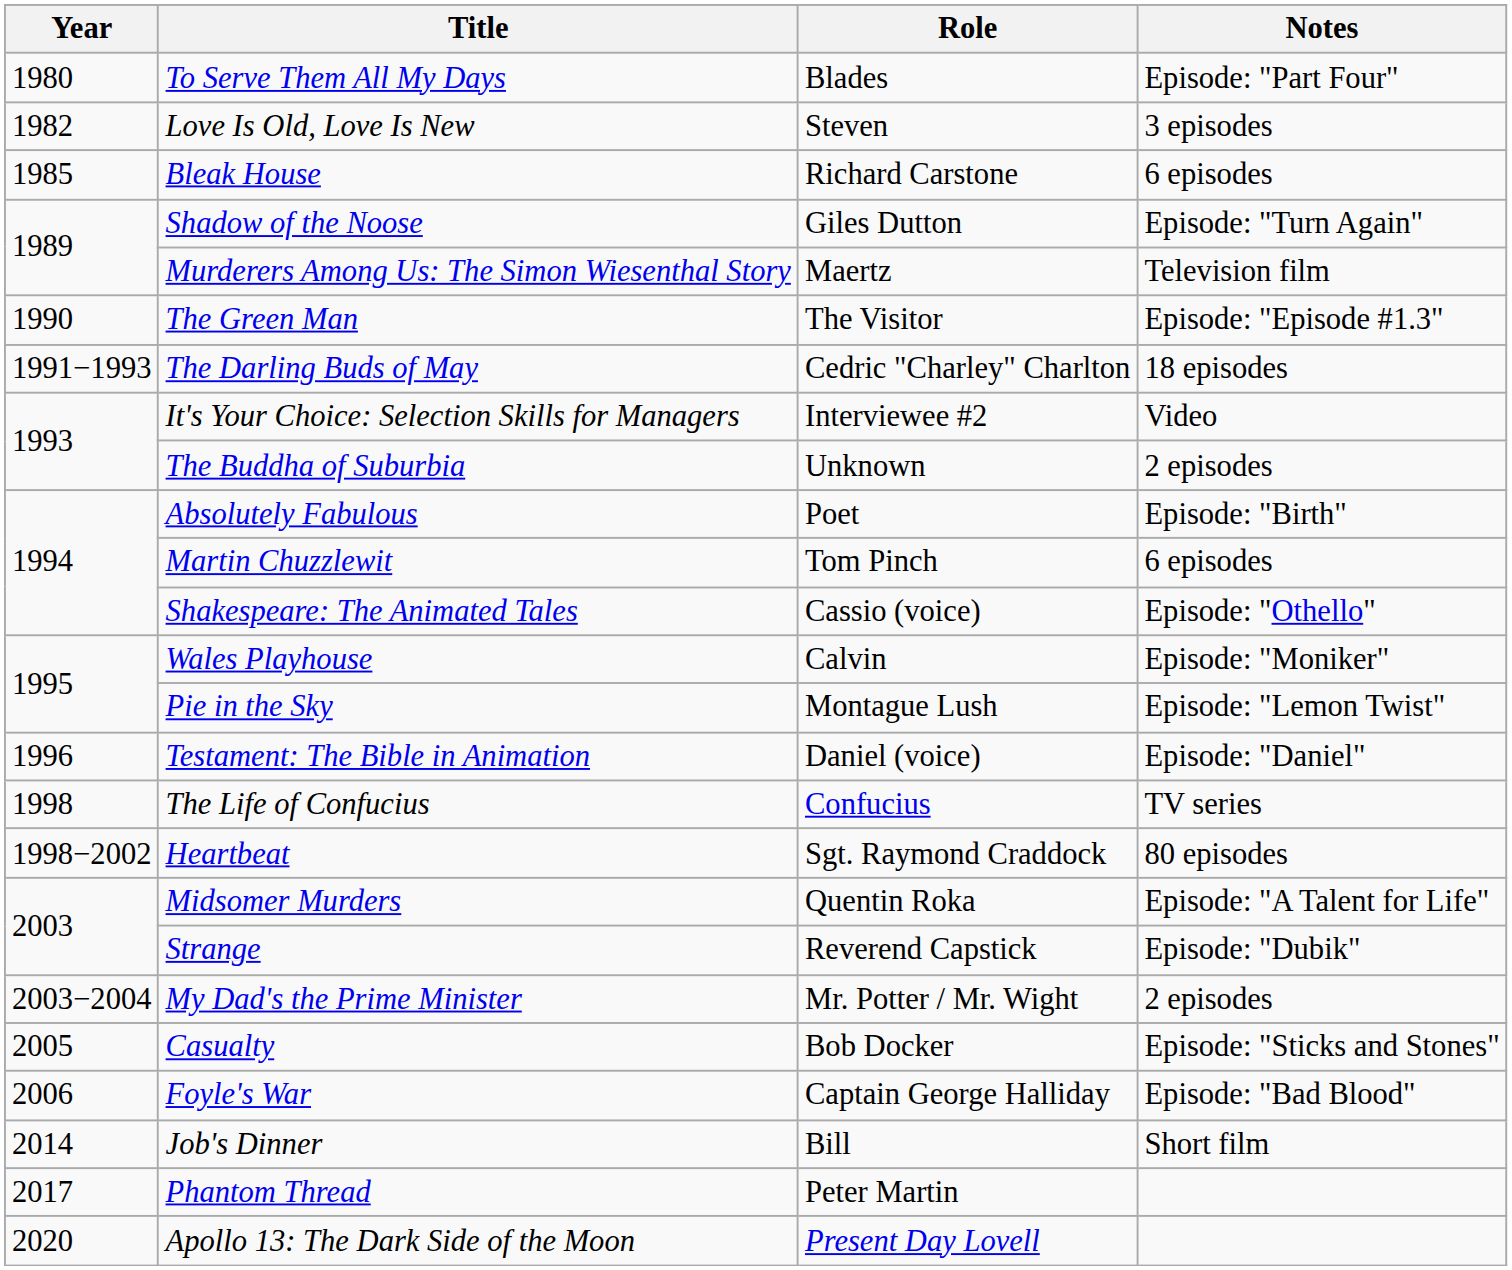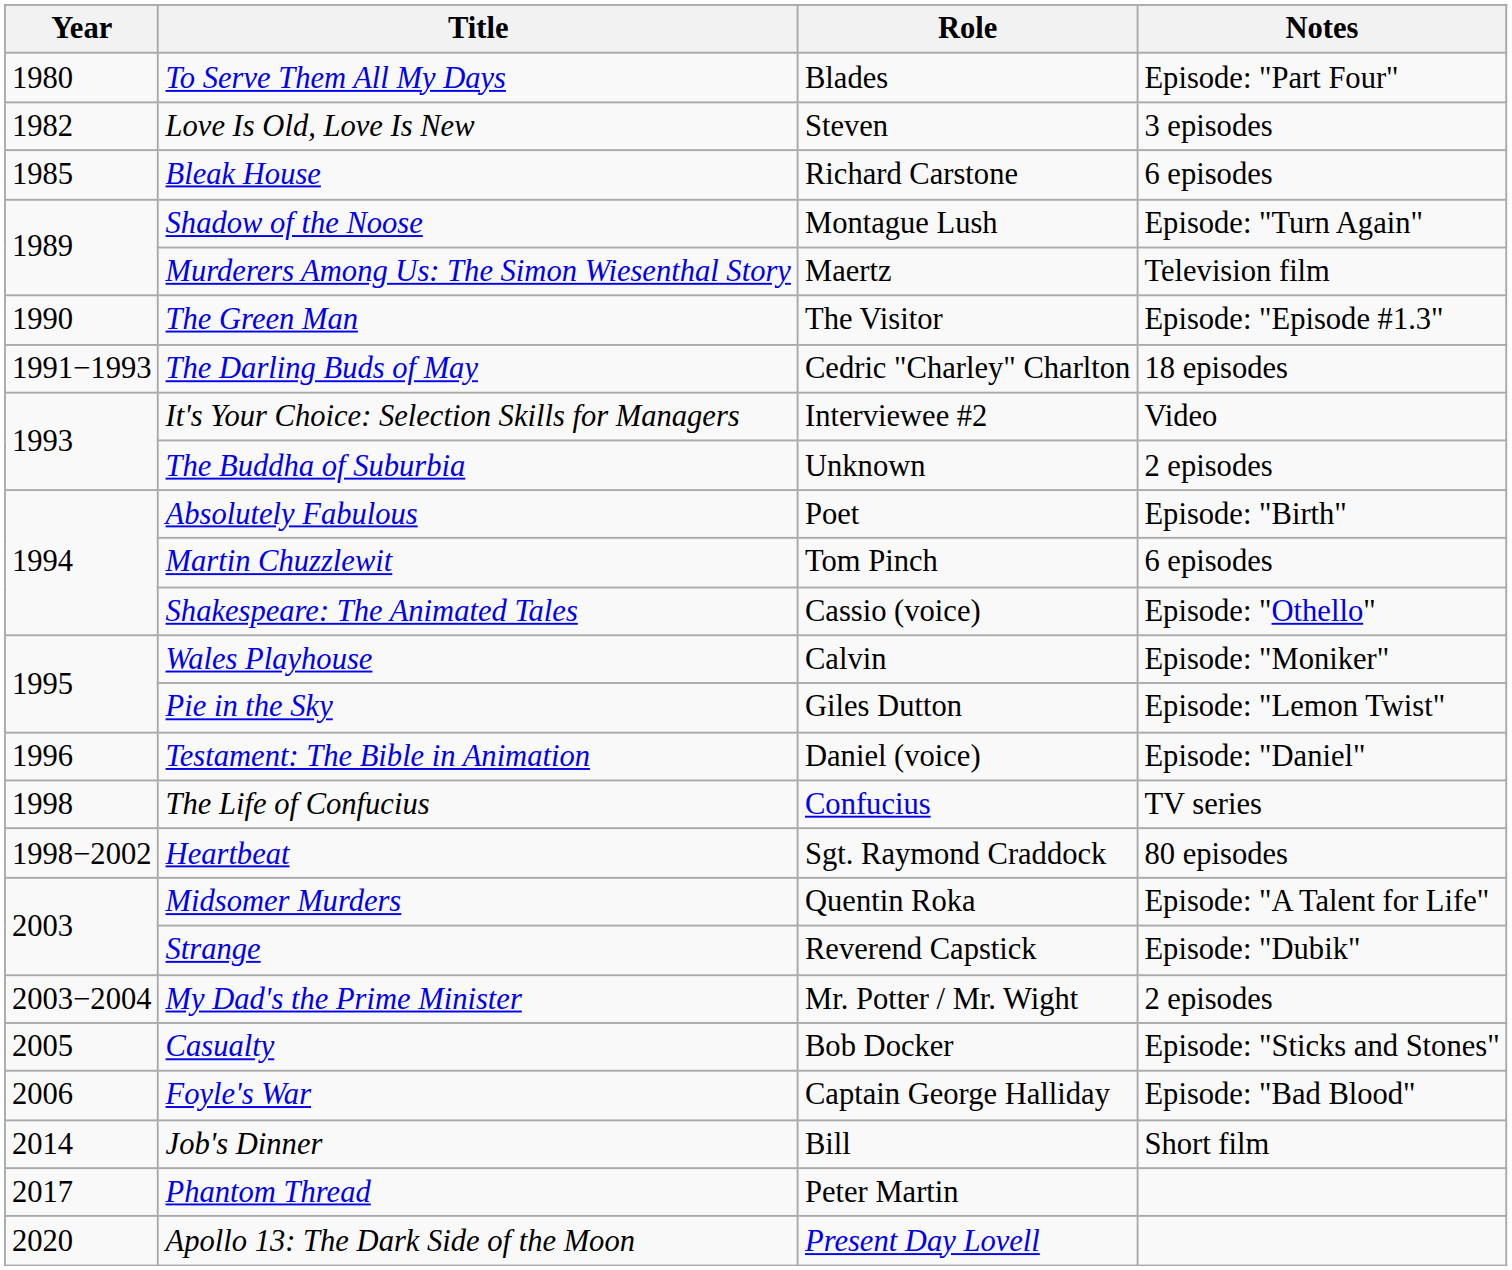(883, 222) Giles Dutton -> (901, 222) Montague Lush
(901, 707) Montague Lush -> (883, 707) Giles Dutton
